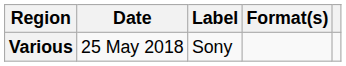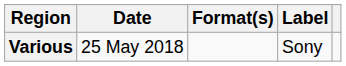columns swapped: (287, 18) <-> (215, 18)
